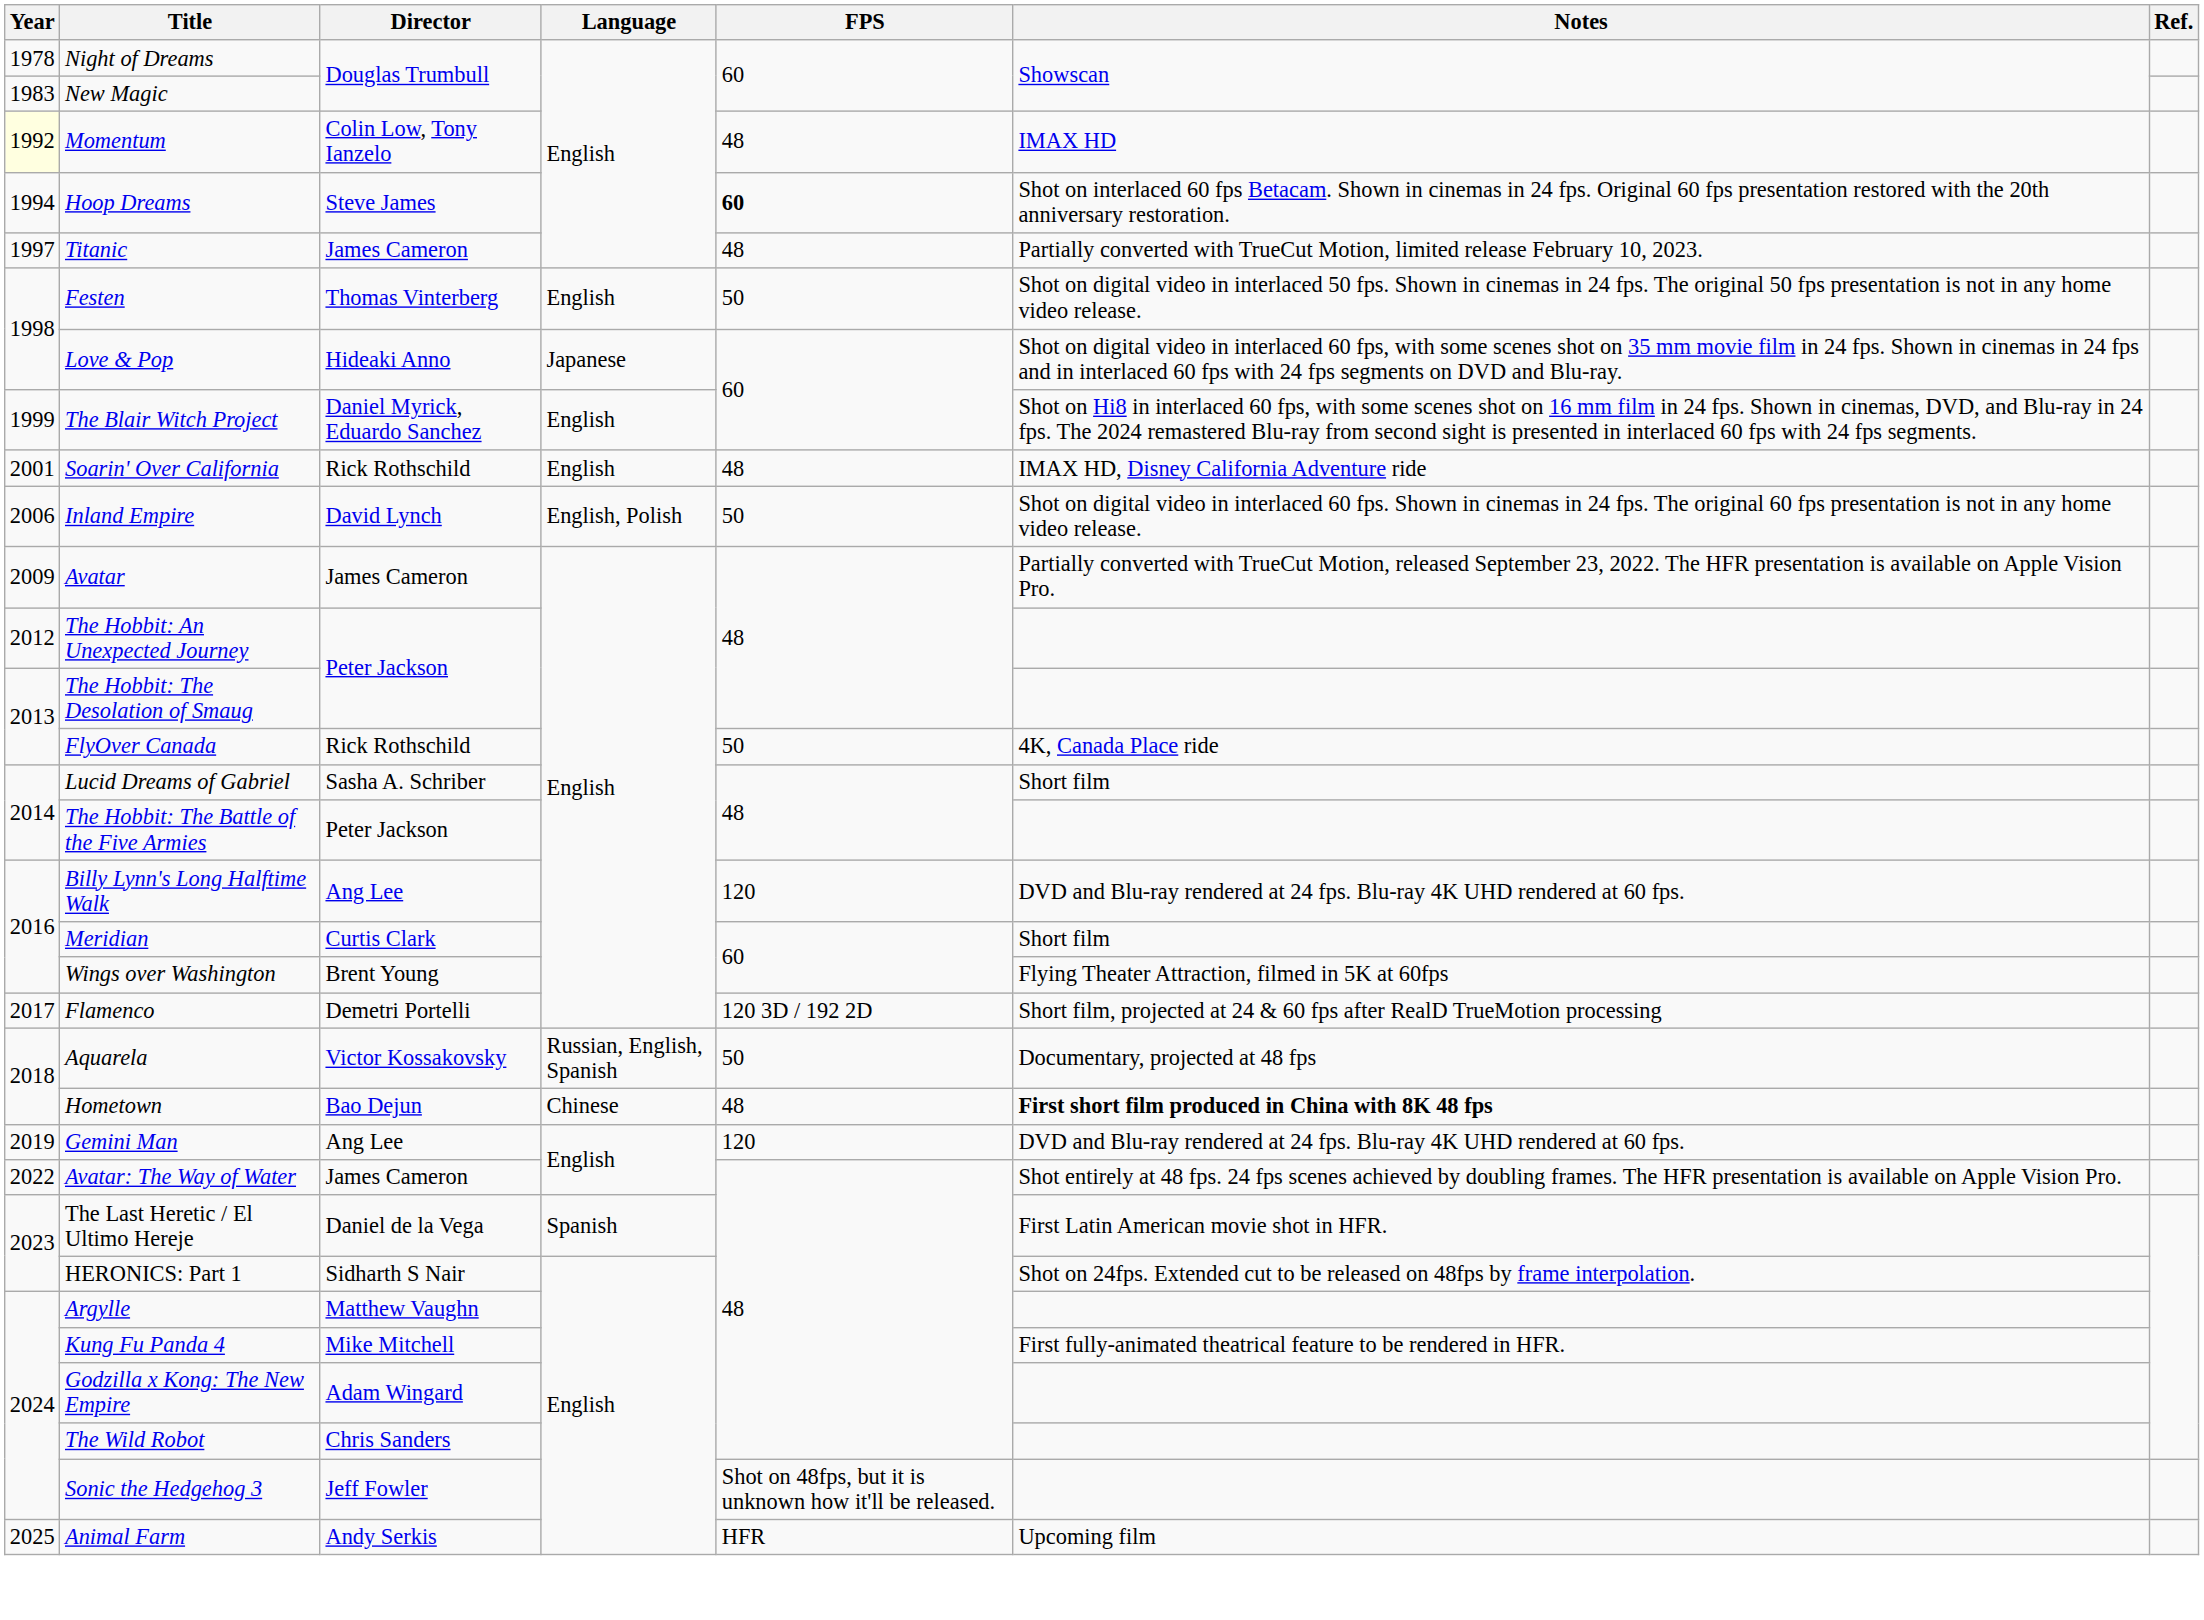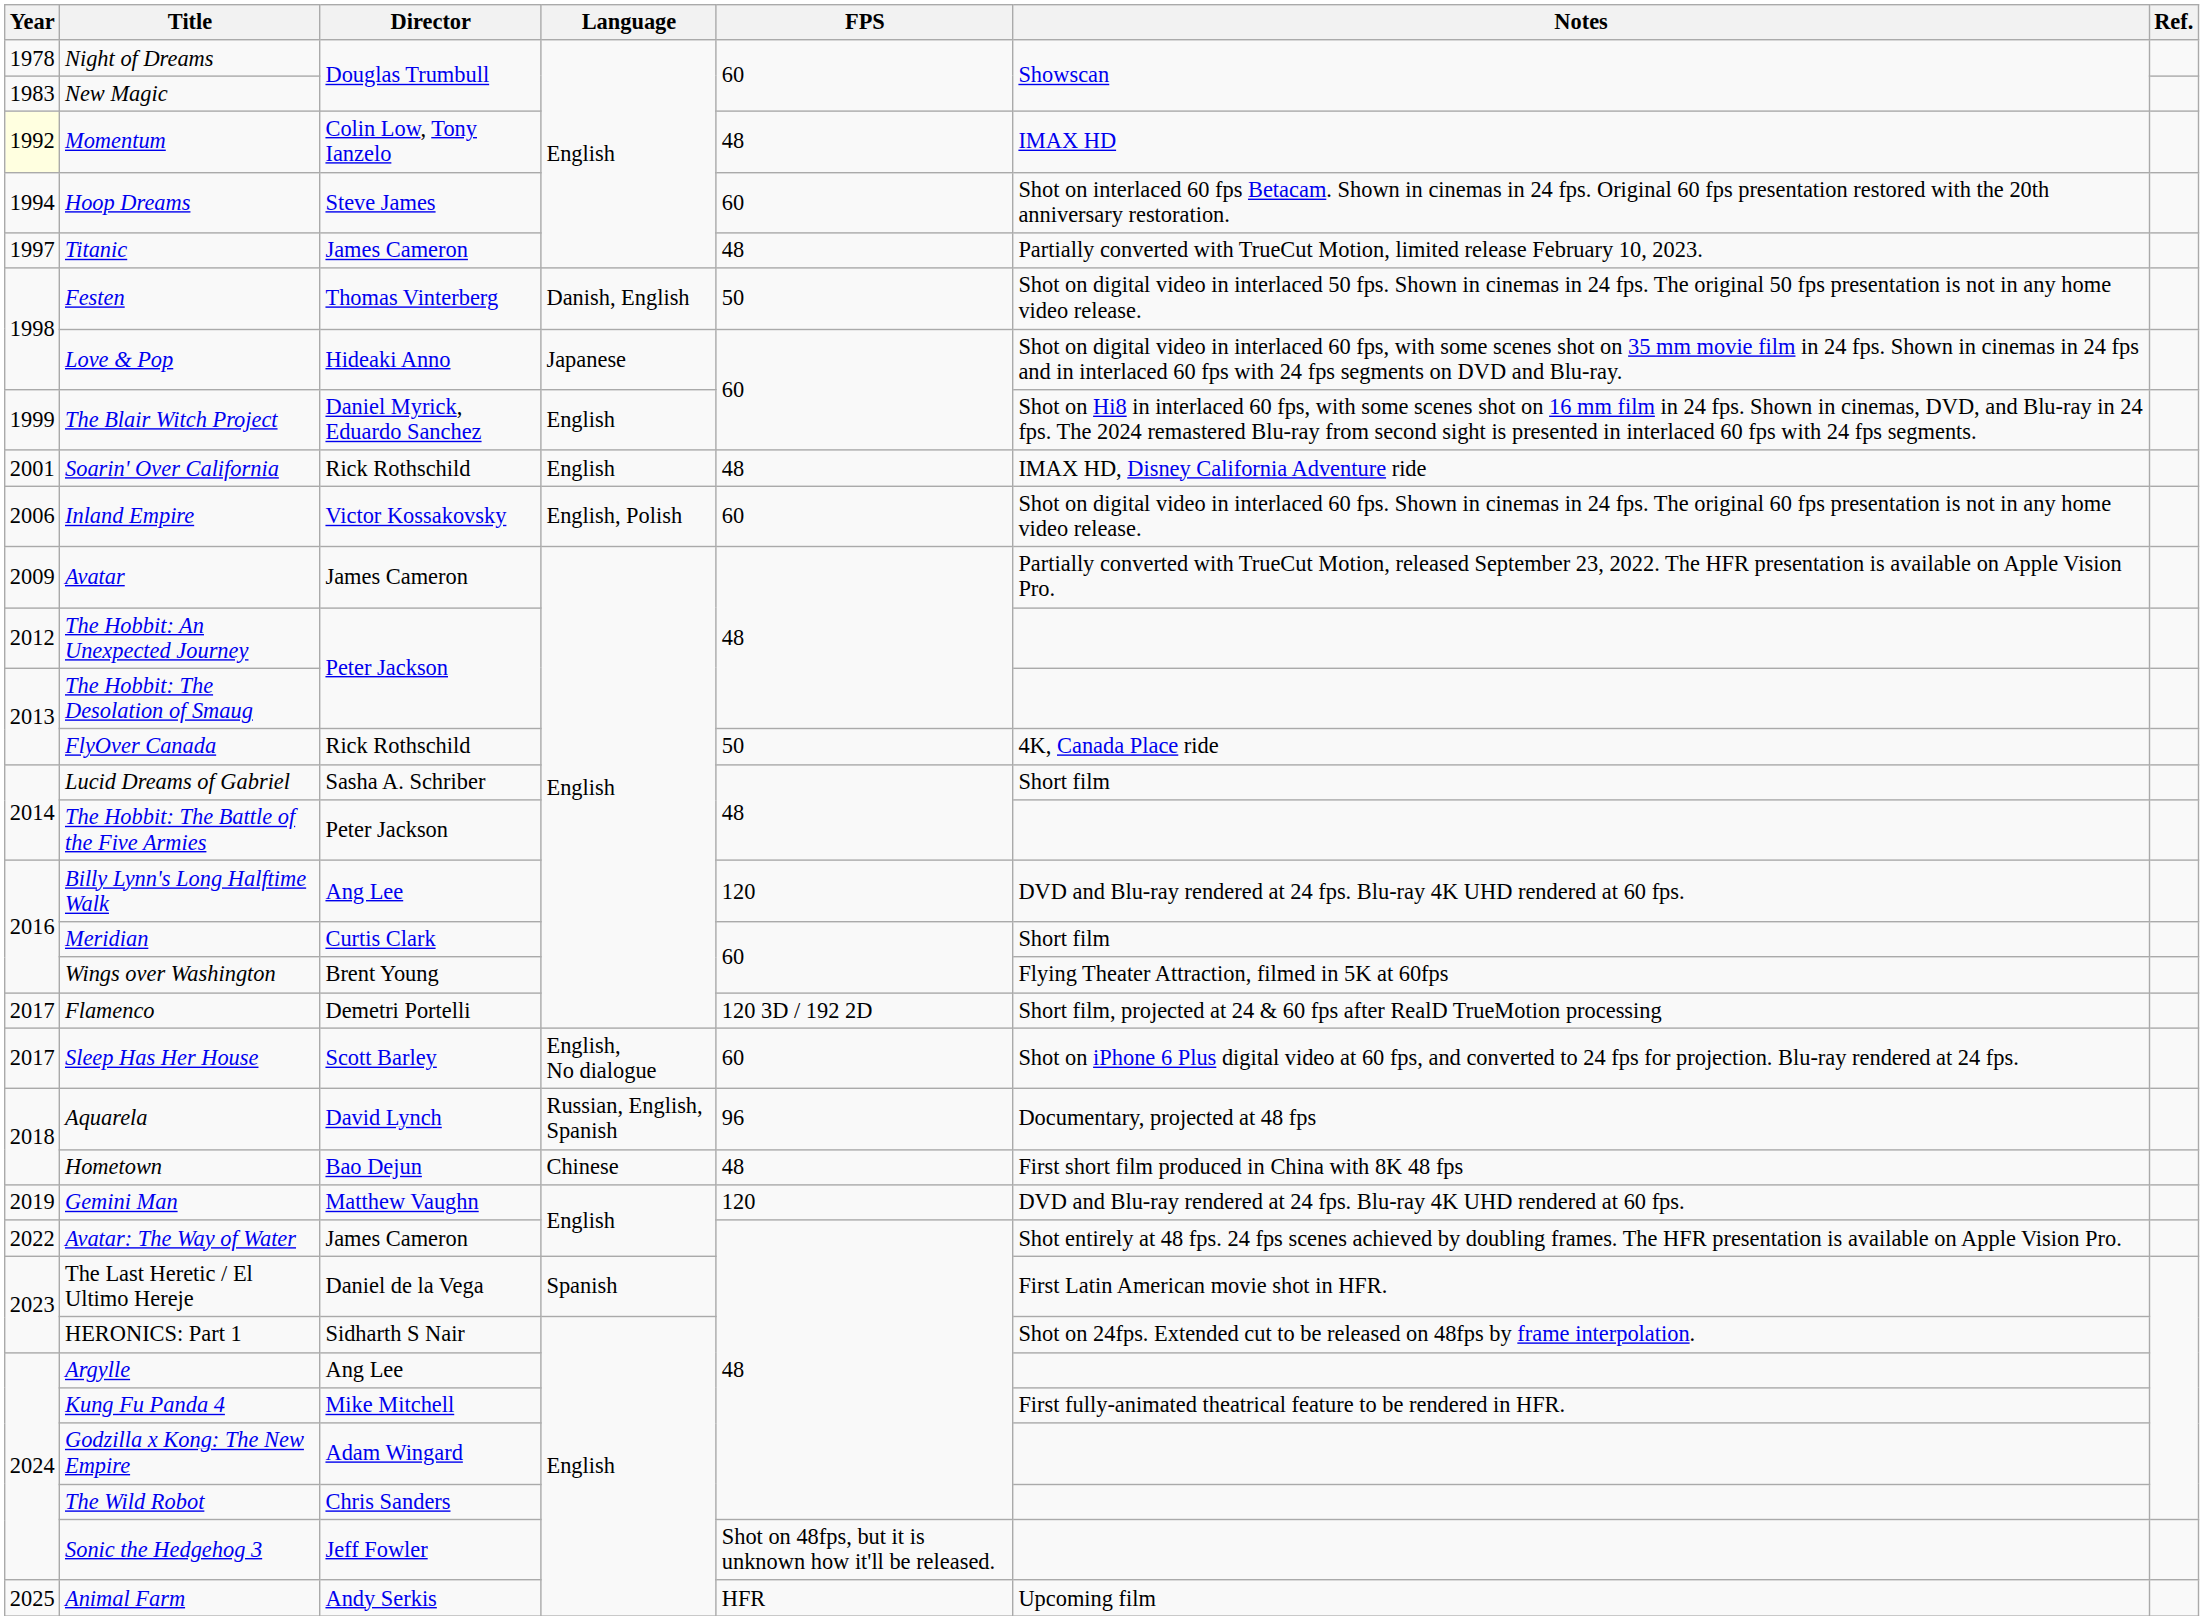(733, 202) bold -> (733, 202) normal
(581, 298) English -> (618, 298) Danish, English
(384, 516) David Lynch -> (416, 516) Victor Kossakovsky
(733, 516) 50 -> (733, 516) 60
+ row: (162, 1058)
(416, 1058) Victor Kossakovsky -> (384, 1118) David Lynch
(733, 1058) 50 -> (733, 1118) 96
(1256, 1106) bold -> (1241, 1166) normal
(364, 1141) Ang Lee -> (402, 1202) Matthew Vaughn
(402, 1309) Matthew Vaughn -> (364, 1369) Ang Lee
